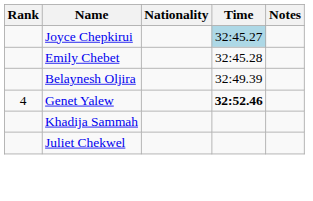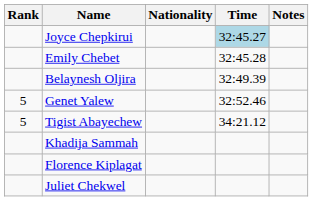(23, 100) 4 -> (23, 100) 5
(239, 100) bold -> (242, 100) normal
+ row: (94, 121)
+ row: (93, 164)
